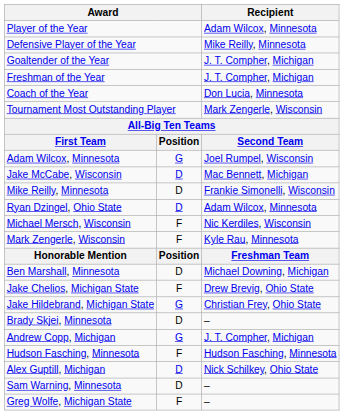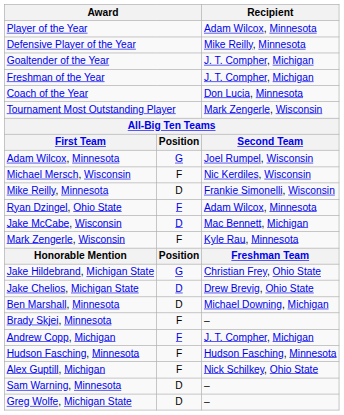rows swapped: (64, 175) <-> (69, 223)
(179, 207) D -> (179, 207) F
rows swapped: (80, 304) <-> (63, 272)
(179, 288) F -> (179, 288) D
(179, 321) D -> (179, 321) F
(179, 337) G -> (179, 337) F
(179, 369) D -> (179, 369) F
(179, 402) F -> (179, 402) D
